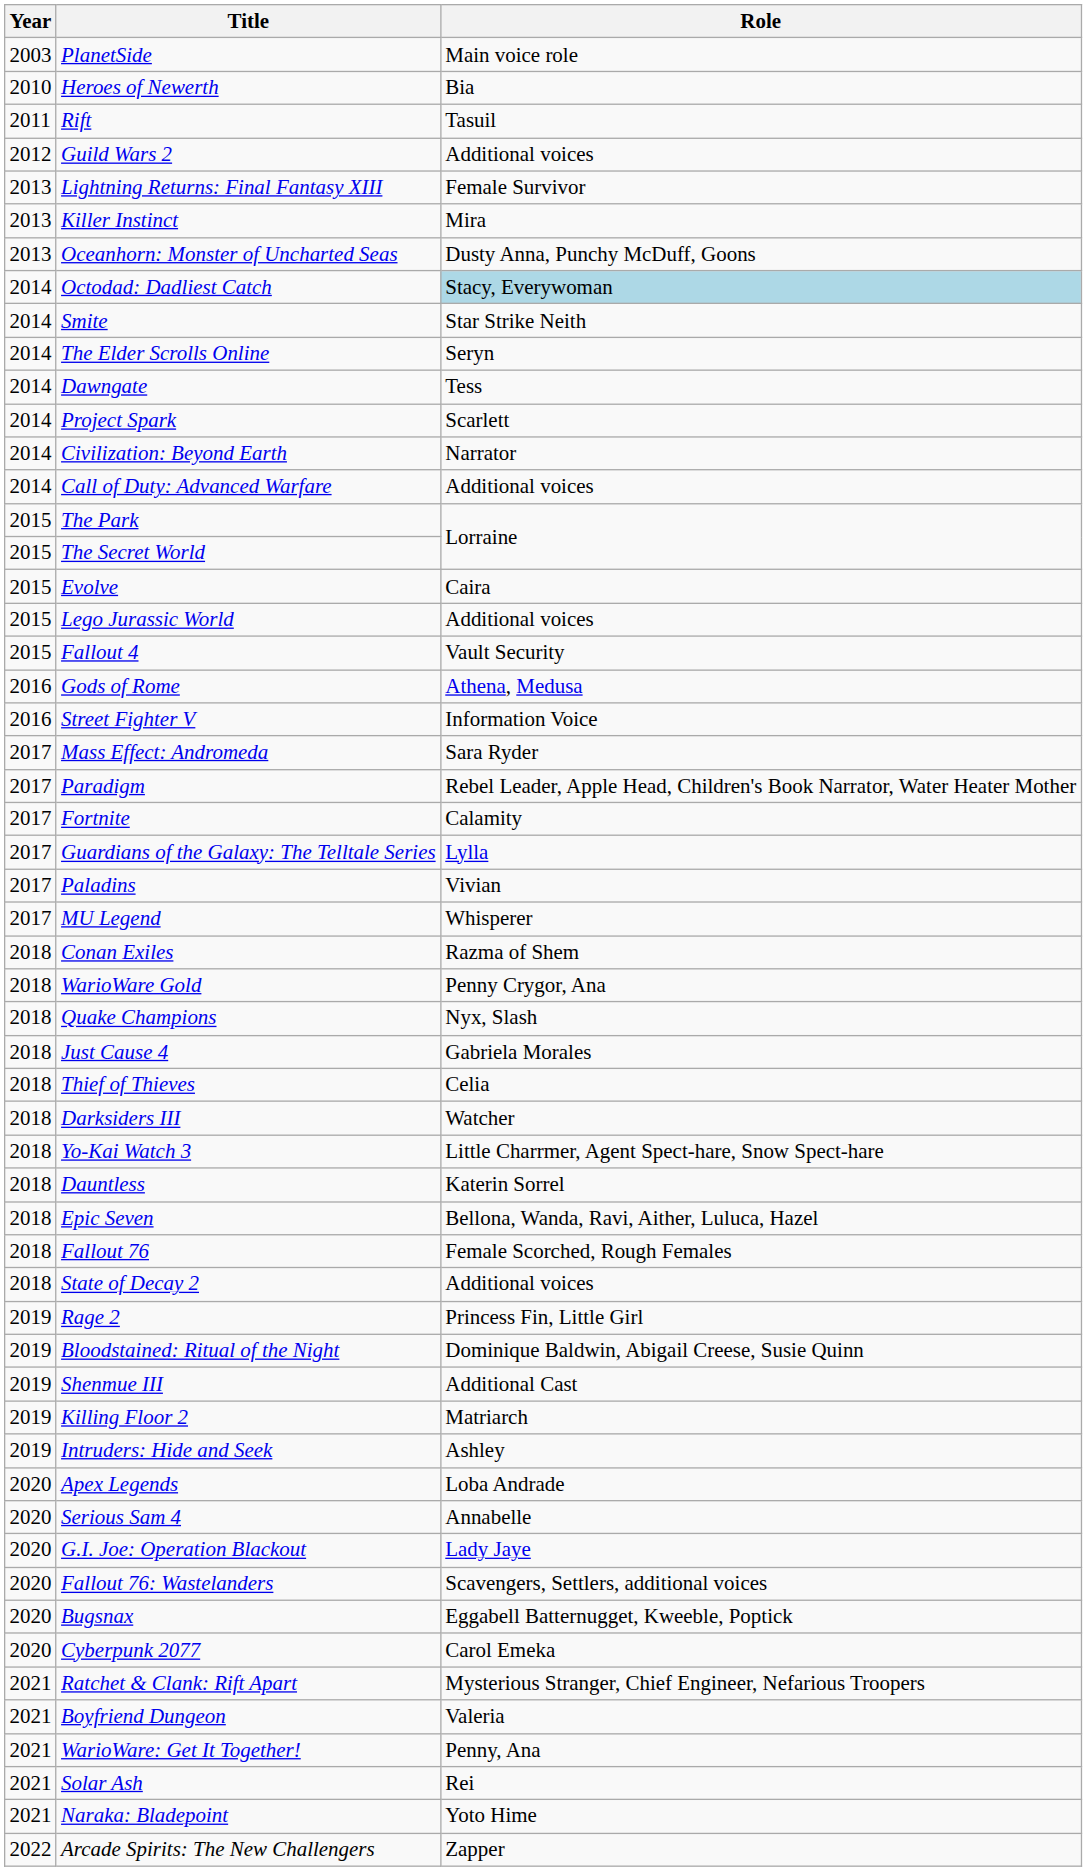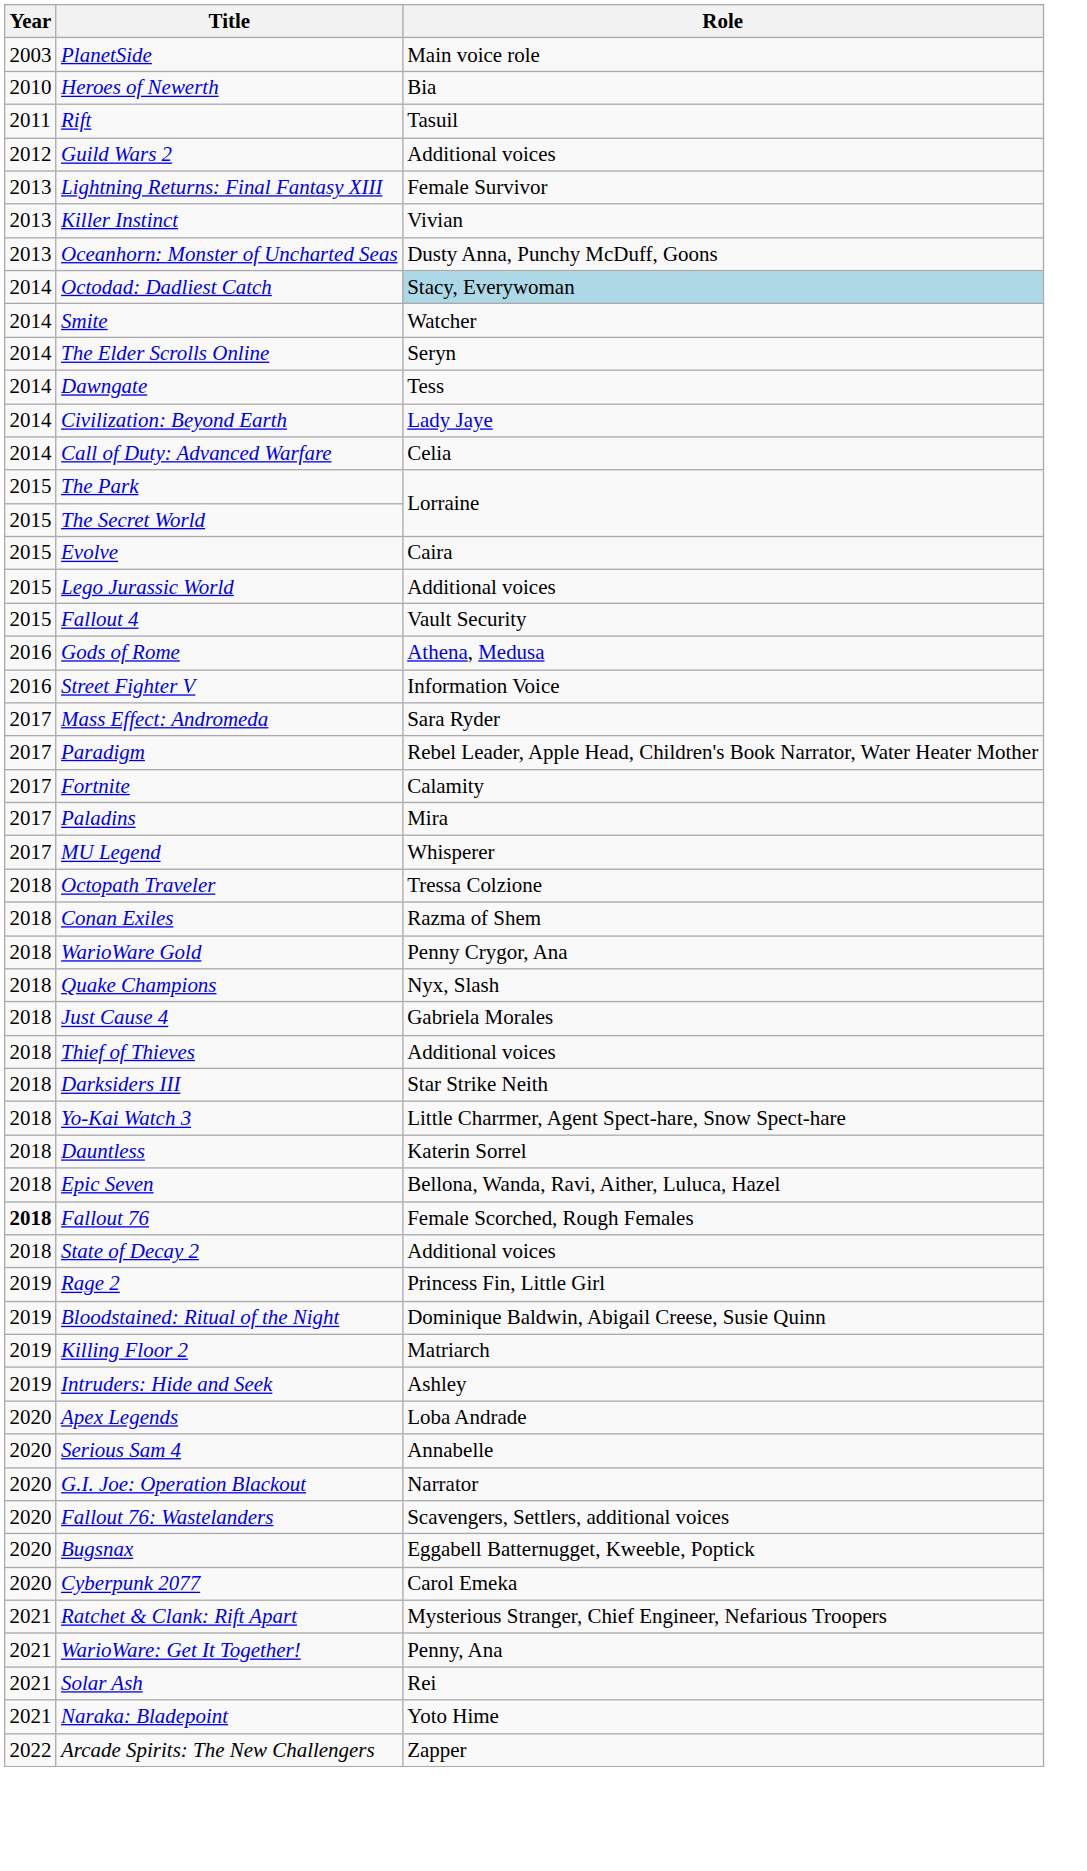(466, 220) Mira -> (435, 220) Vivian
(516, 320) Star Strike Neith -> (442, 320) Watcher
- row: (119, 420)
(481, 453) Narrator -> (450, 420) Lady Jaye
(519, 486) Additional voices -> (429, 453) Celia
- row: (248, 852)
(473, 885) Vivian -> (428, 818) Mira
+ row: (138, 885)
(467, 1084) Celia -> (481, 1051) Additional voices
(480, 1118) Watcher -> (478, 1084) Star Strike Neith
(30, 1251) normal -> (30, 1217) bold
- row: (112, 1384)
(488, 1550) Lady Jaye -> (443, 1483) Narrator
- row: (143, 1716)
